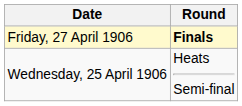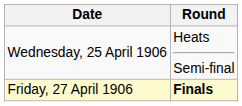rows swapped: (87, 74) <-> (70, 37)
